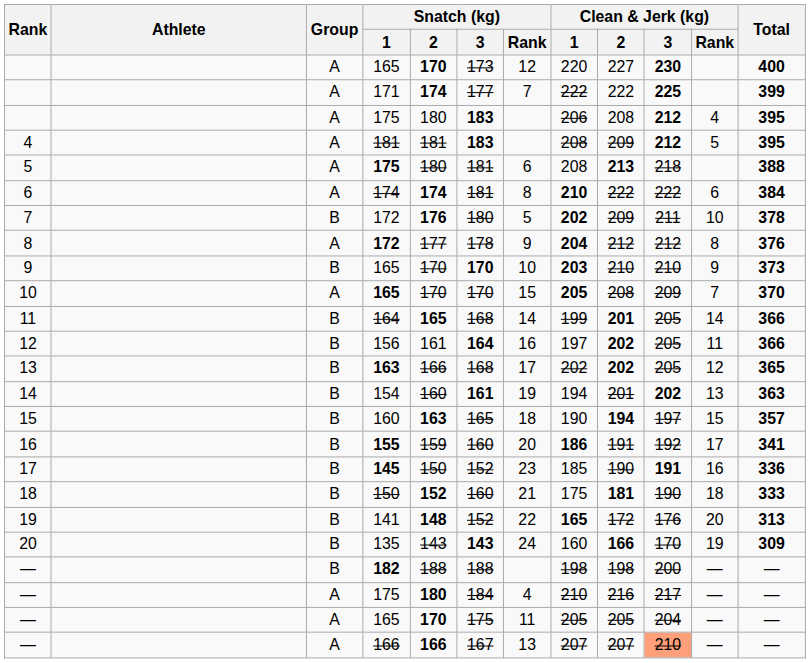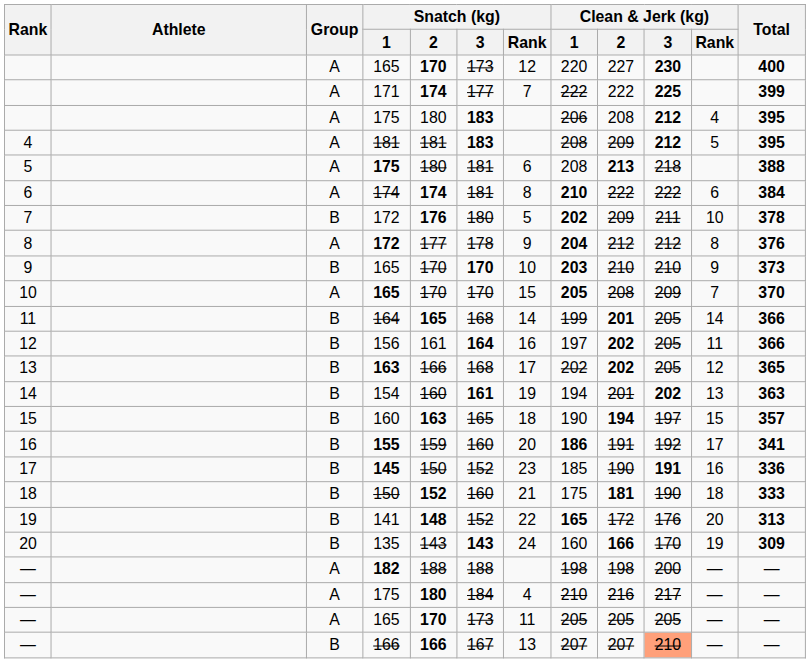(335, 569) B -> (335, 569) A
(480, 619) 175 -> (480, 619) 173
(668, 619) 204 -> (668, 619) 205
(335, 645) A -> (335, 645) B
